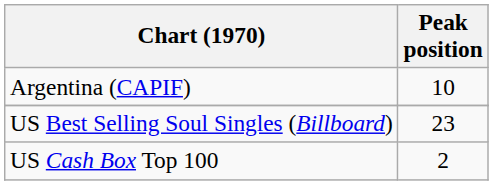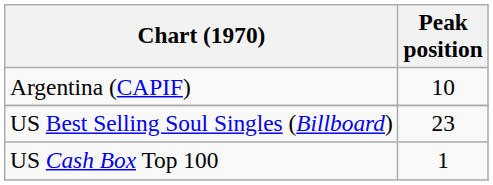(443, 160) 2 -> (443, 160) 1
